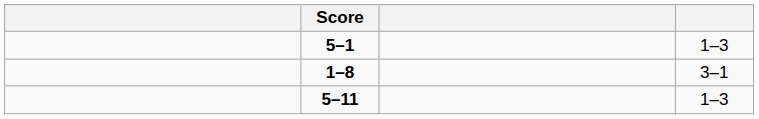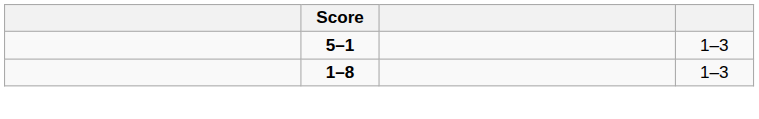(714, 72) 3–1 -> (714, 72) 1–3
- row: (340, 99)
